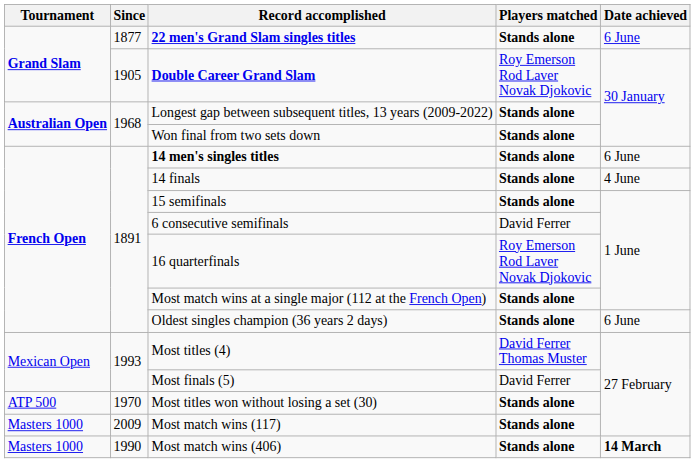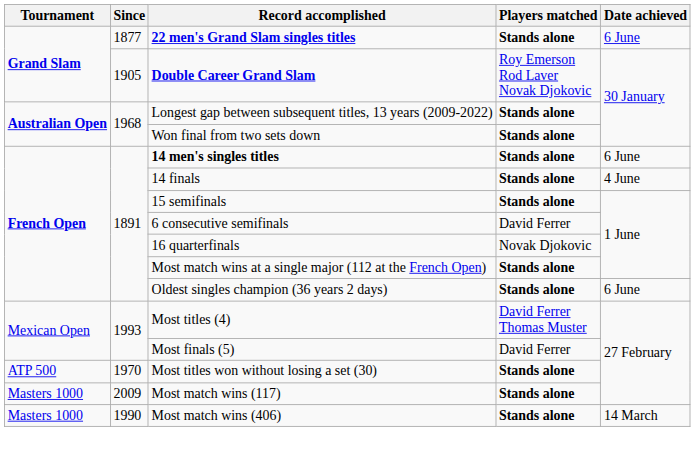(545, 261) Roy Emerson Rod Laver Novak Djokovic -> (545, 245) Novak Djokovic
(633, 447) bold -> (631, 415) normal
